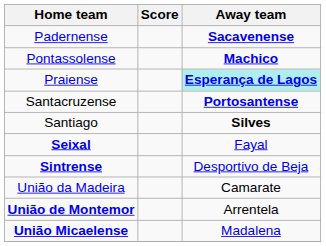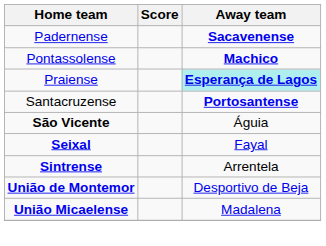- row: (71, 123)
+ row: (71, 123)
(251, 166) Desportivo de Beja -> (251, 166) Arrentela
- row: (71, 187)
(251, 209) Arrentela -> (251, 187) Desportivo de Beja
